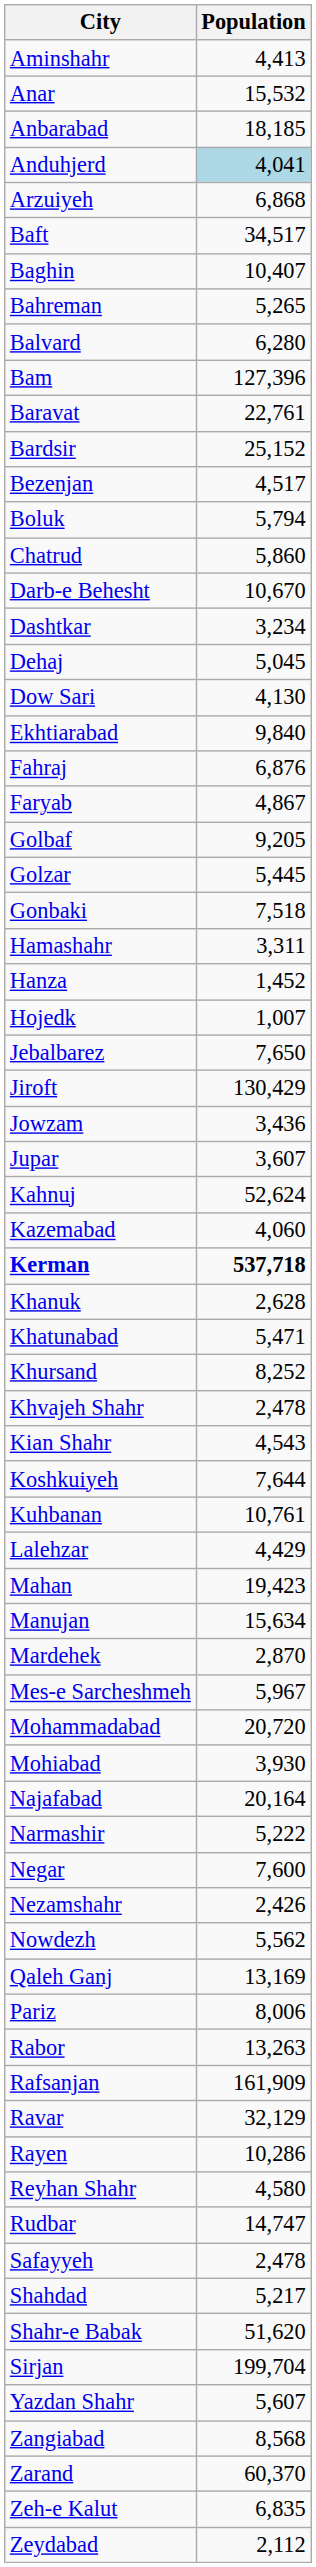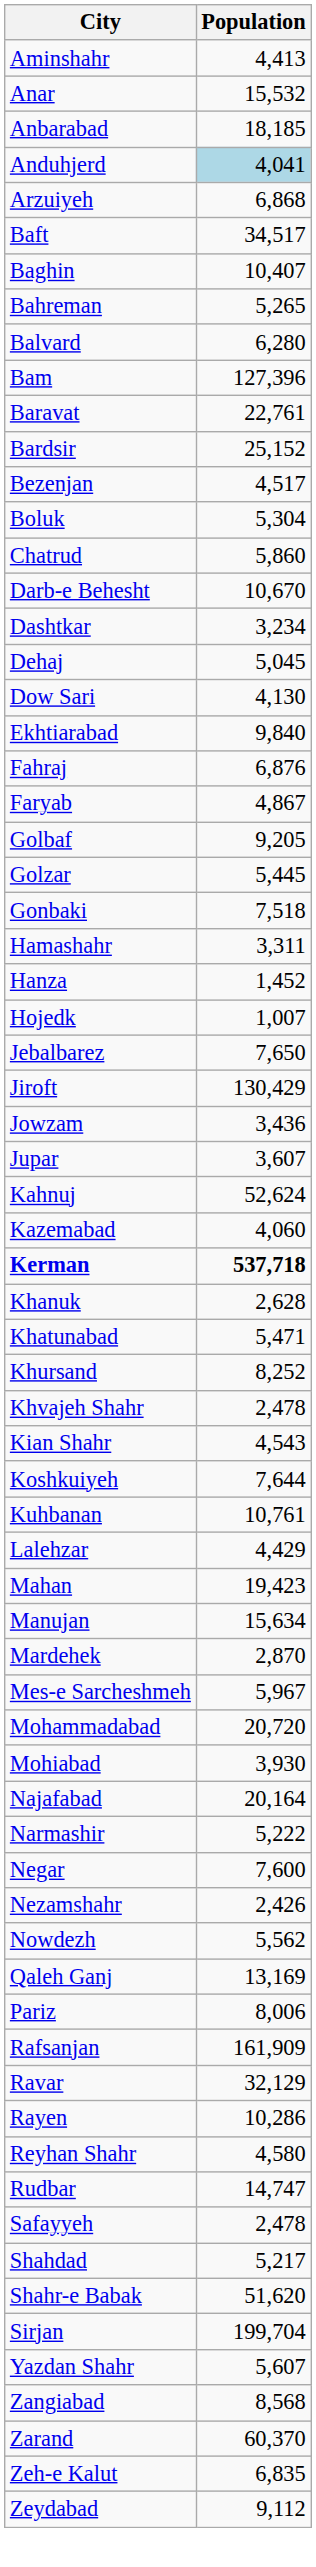(281, 519) 5,794 -> (281, 519) 5,304
- row: (37, 2047)
(281, 2544) 2,112 -> (281, 2509) 9,112
